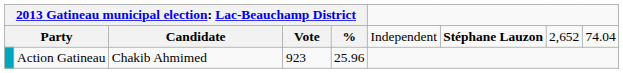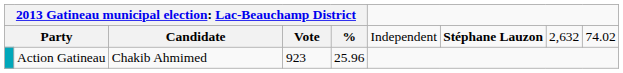(564, 36) 2,652 -> (564, 36) 2,632
(601, 36) 74.04 -> (601, 36) 74.02
